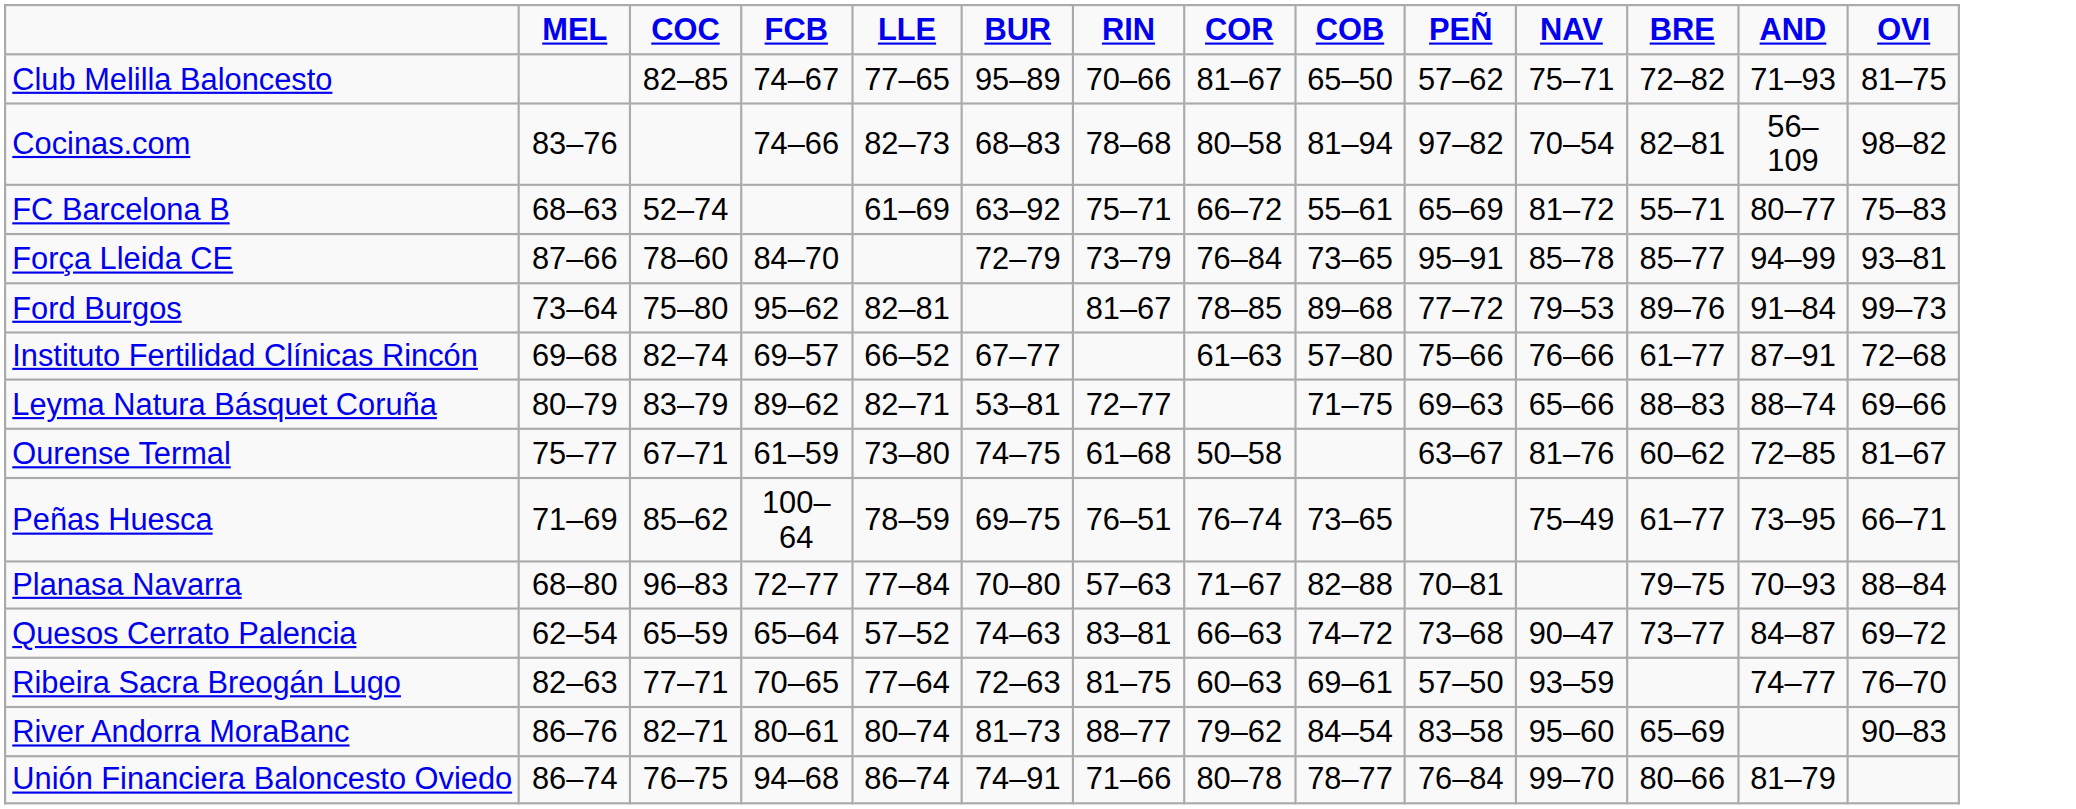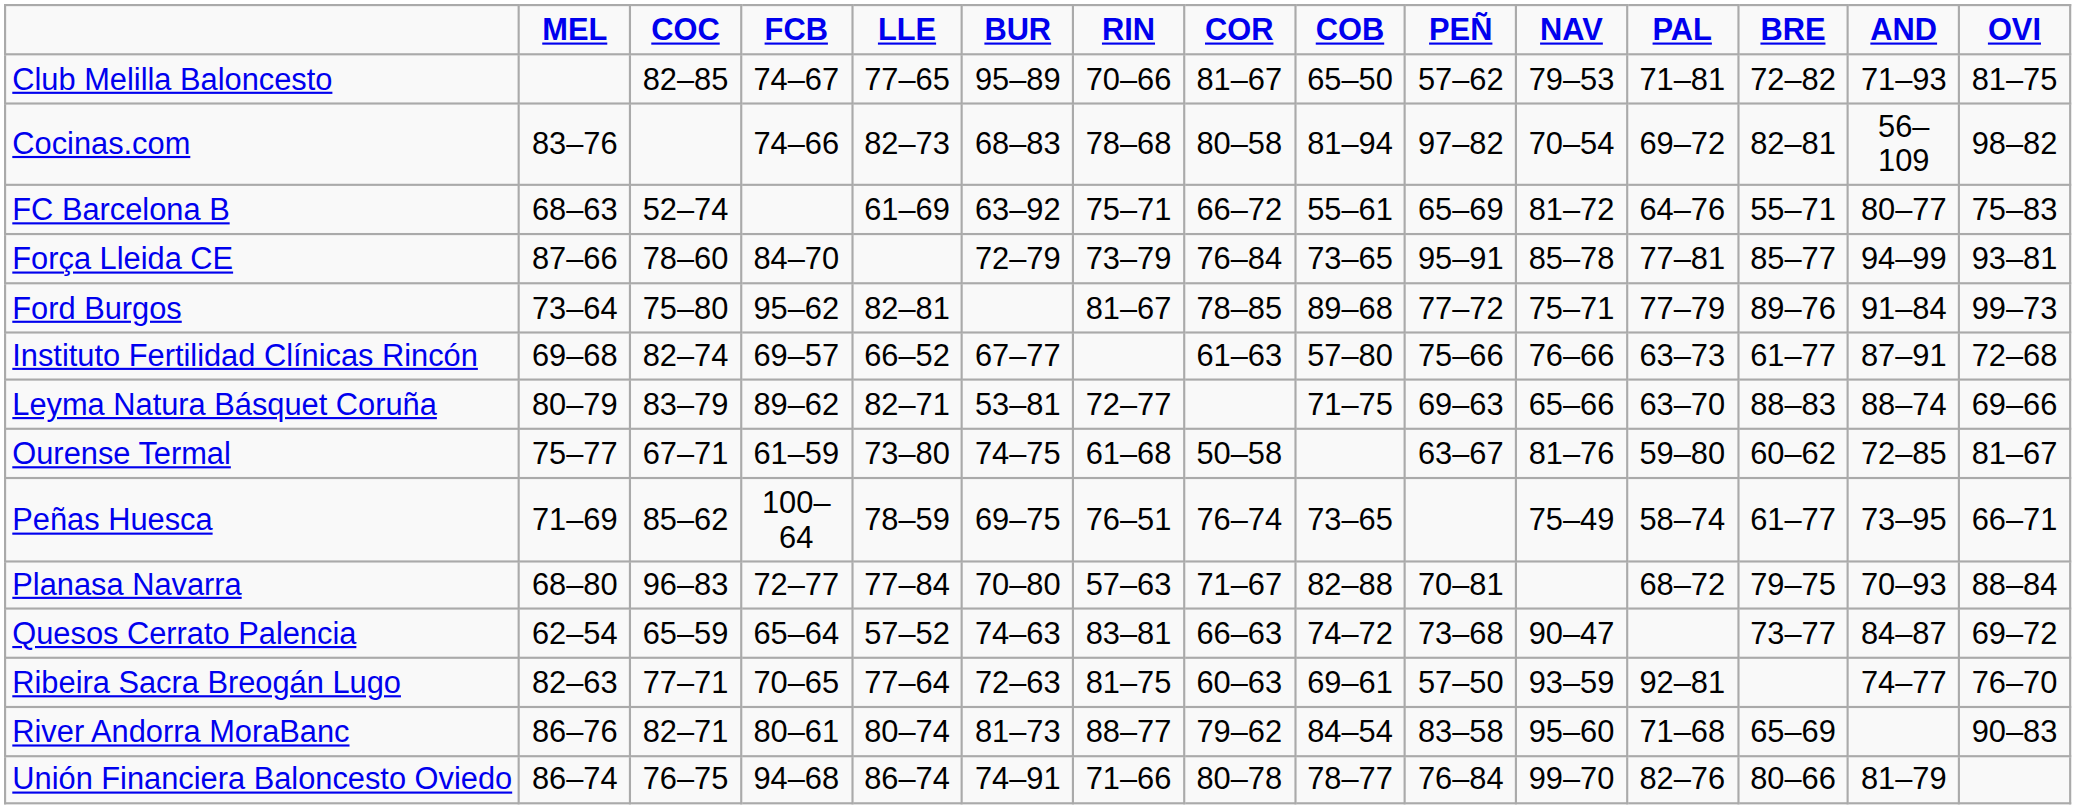+ column: (1682, 30)
(1571, 78) 75–71 -> (1571, 78) 79–53
(1571, 307) 79–53 -> (1571, 307) 75–71
